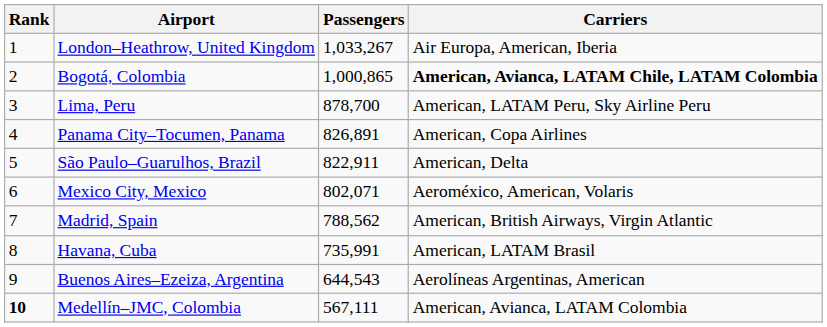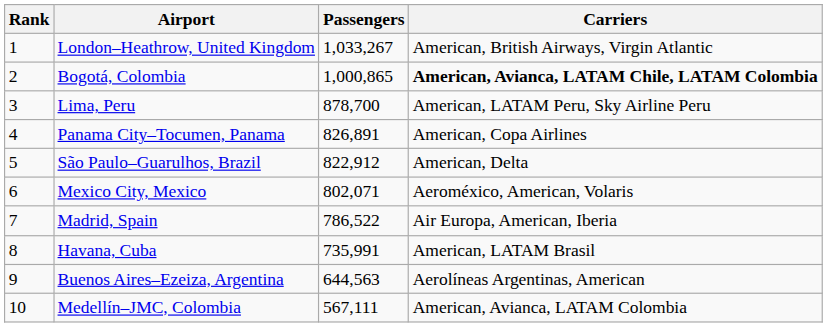(515, 47) Air Europa, American, Iberia -> (563, 47) American, British Airways, Virgin Atlantic
(351, 163) 822,911 -> (351, 163) 822,912
(351, 220) 788,562 -> (351, 220) 786,522
(563, 220) American, British Airways, Virgin Atlantic -> (515, 220) Air Europa, American, Iberia
(351, 278) 644,543 -> (351, 278) 644,563
(17, 307) bold -> (17, 307) normal
